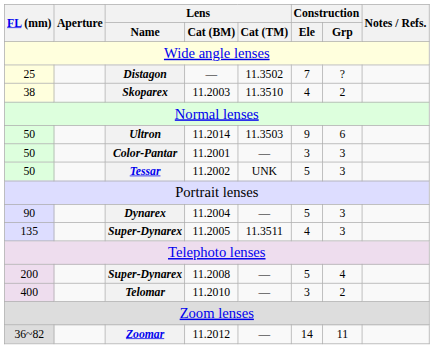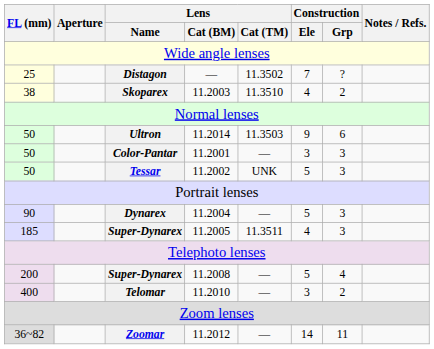(29, 232) 135 -> (29, 232) 185
